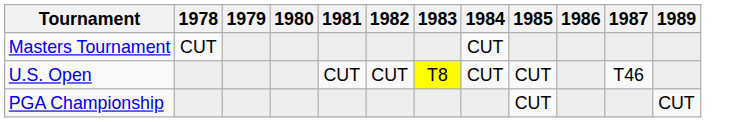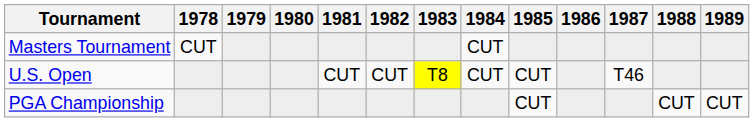+ column: (676, 19)
